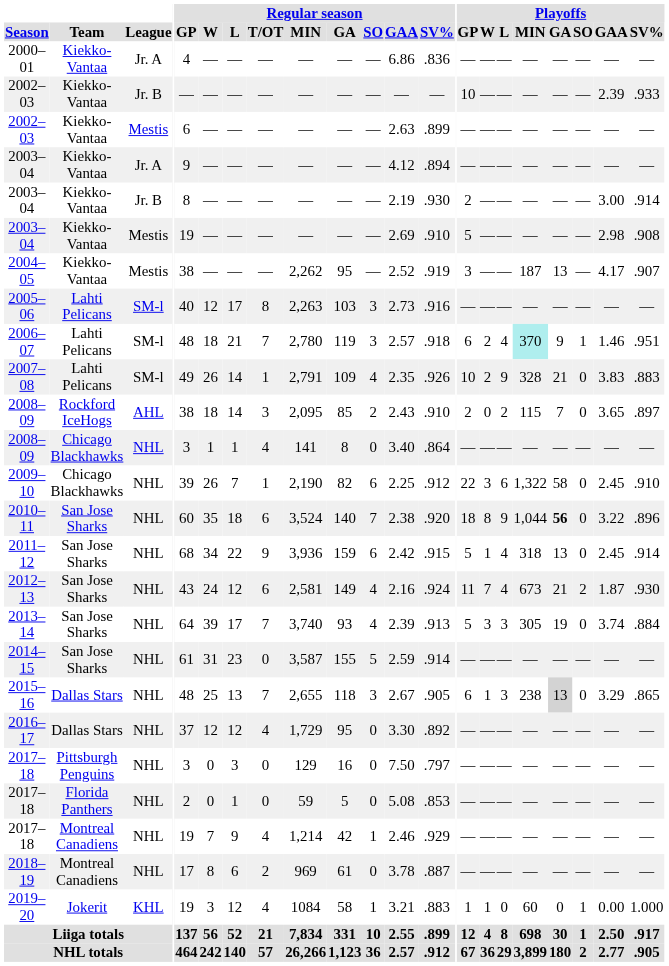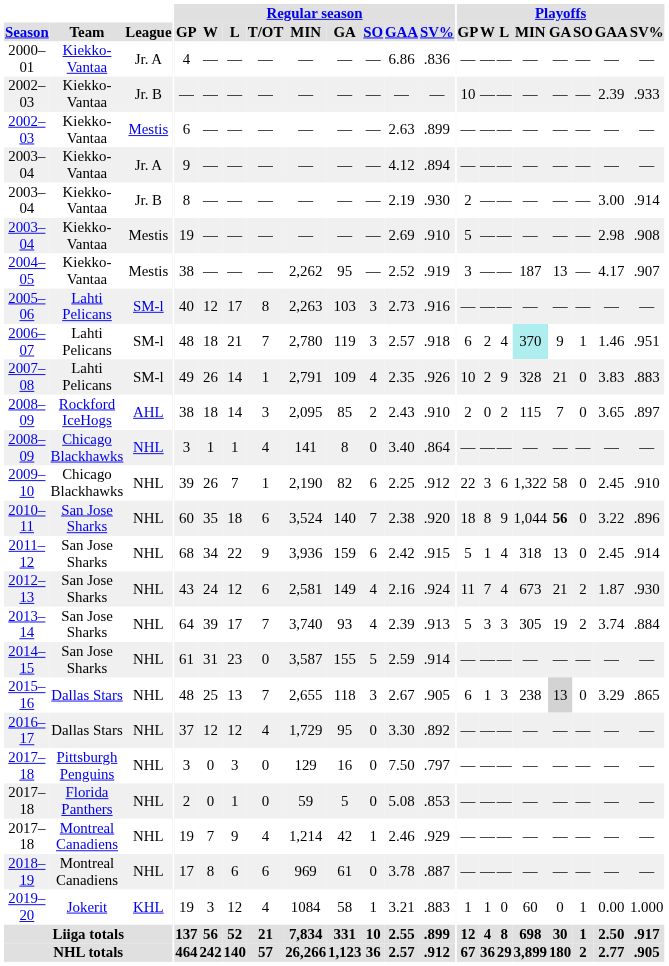(583, 624) 0 -> (583, 624) 2
(266, 871) 2 -> (266, 871) 6
